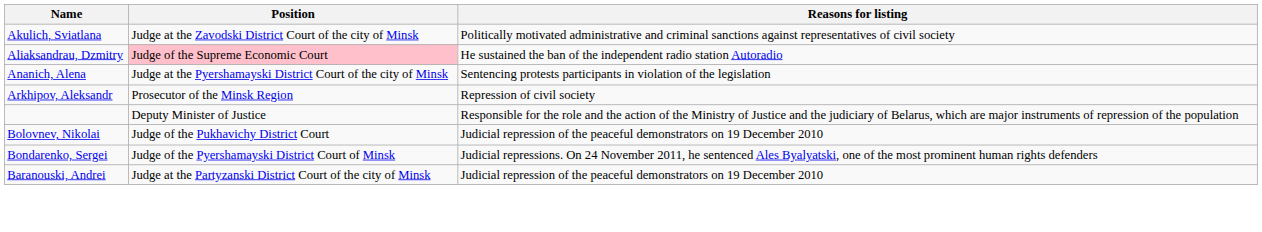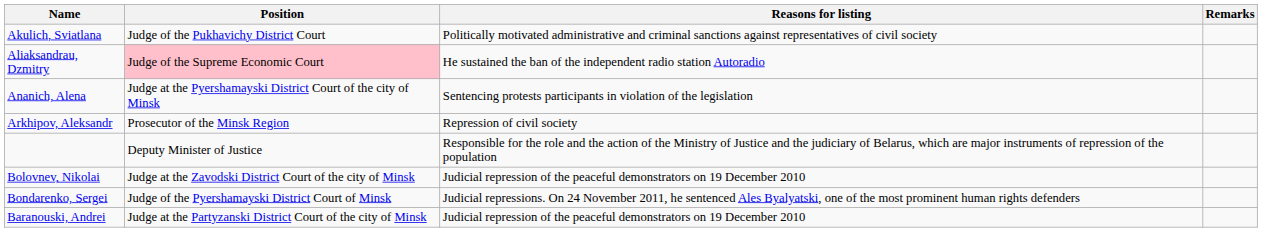+ column: (1230, 14)
(275, 34) Judge at the Zavodski District Court of the city of Minsk -> (226, 34) Judge of the Pukhavichy District Court
(230, 134) Judge of the Pukhavichy District Court -> (271, 177) Judge at the Zavodski District Court of the city of Minsk
